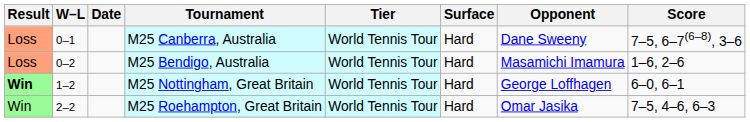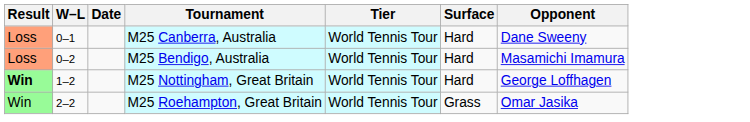- column: (686, 15)
(459, 106) Hard -> (462, 102) Grass
